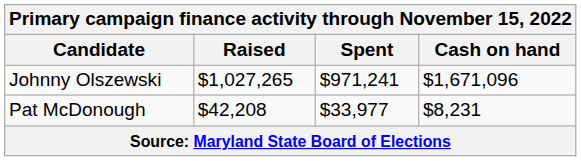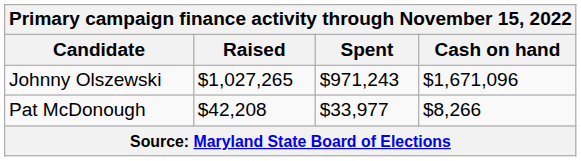(359, 79) $971,241 -> (359, 79) $971,243
(452, 110) $8,231 -> (452, 110) $8,266
